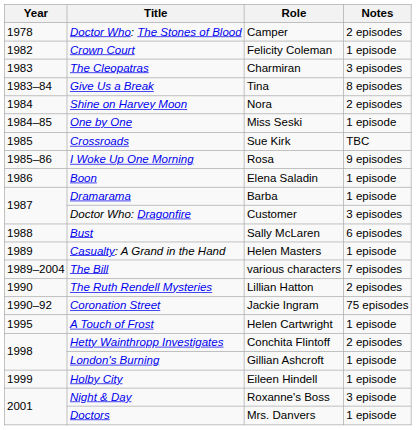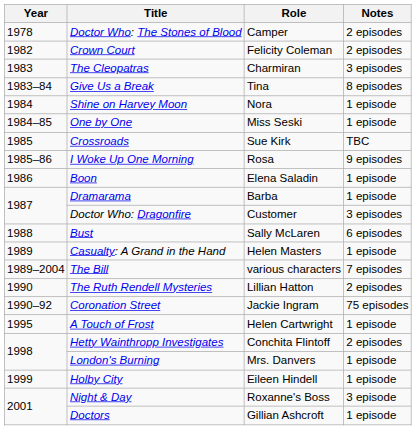(371, 50) 1 episode -> (374, 50) 2 episodes
(374, 104) 2 episodes -> (371, 104) 1 episode
(285, 360) Gillian Ashcroft -> (281, 360) Mrs. Danvers
(281, 415) Mrs. Danvers -> (285, 415) Gillian Ashcroft
